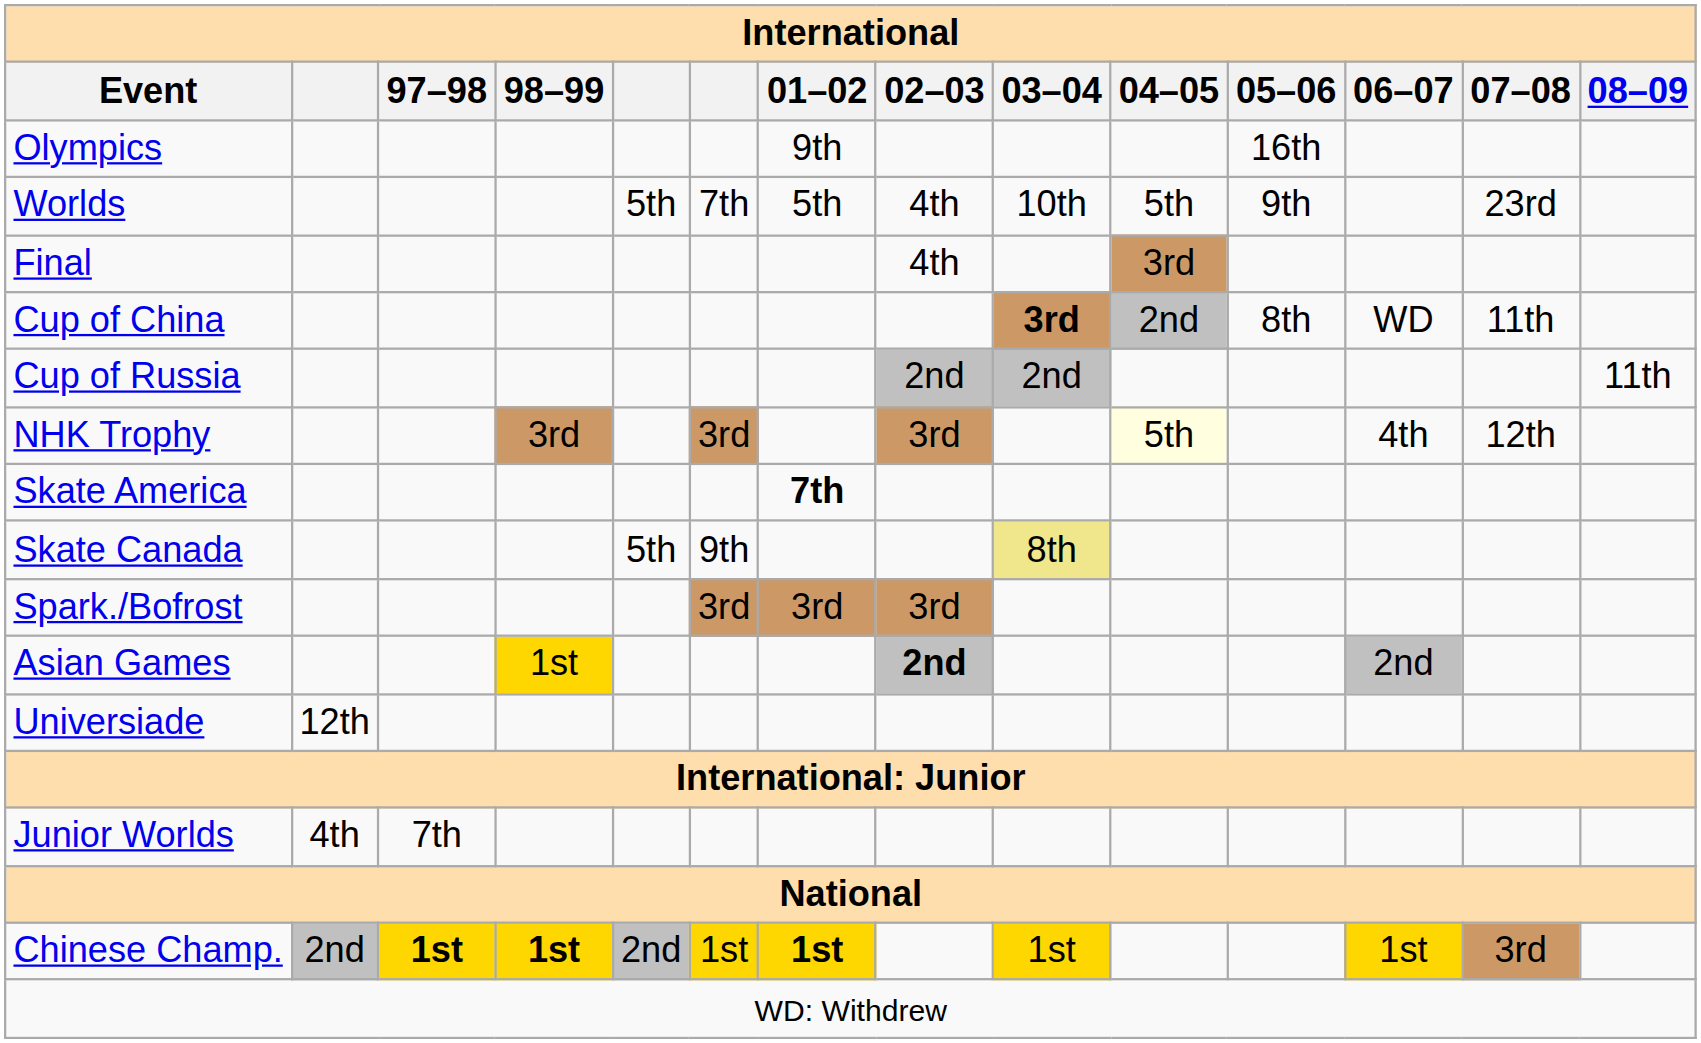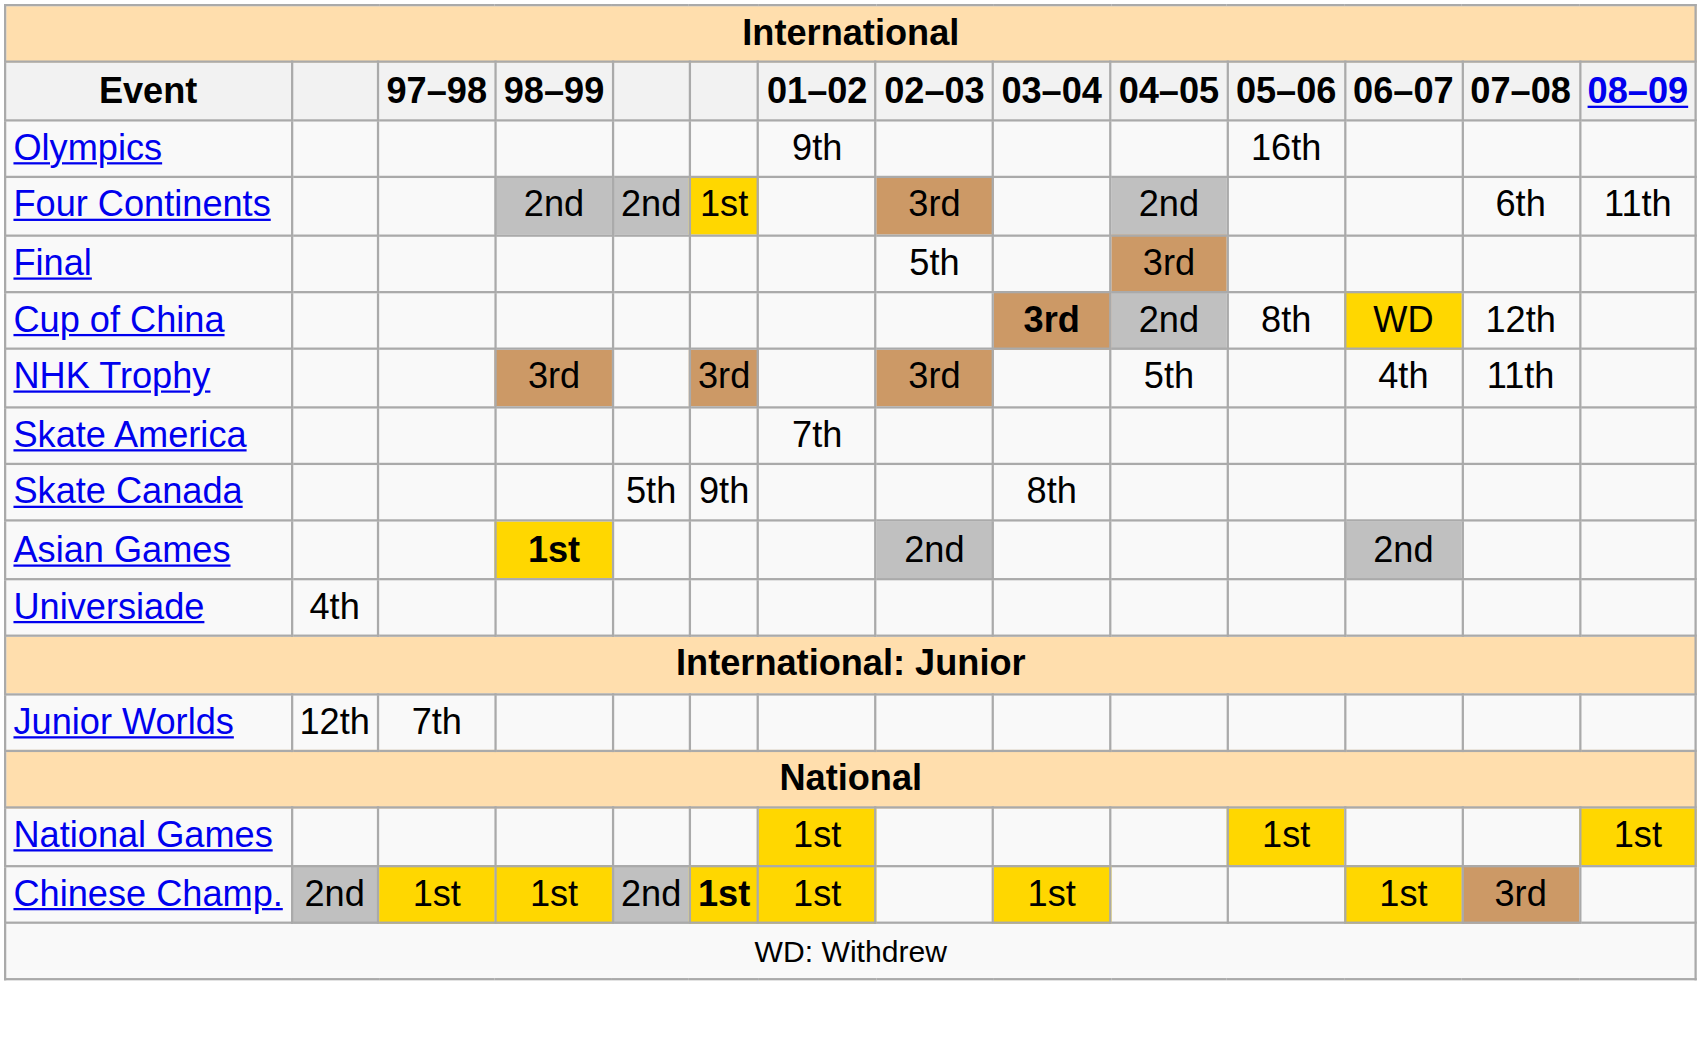- row: (69, 205)
+ row: (142, 205)
(934, 262) 4th -> (934, 262) 5th
(1403, 319) no background -> (1403, 319) gold background
(1521, 319) 11th -> (1521, 319) 12th
- row: (127, 377)
(1169, 434) lightyellow background -> (1169, 377) no background
(1521, 434) 12th -> (1521, 377) 11th
(817, 491) bold -> (817, 434) normal
(1052, 549) khaki background -> (1052, 491) no background
- row: (128, 606)
(554, 663) normal -> (554, 549) bold
(934, 663) bold -> (934, 549) normal
(335, 721) 12th -> (335, 606) 4th
(335, 836) 4th -> (335, 721) 12th
+ row: (143, 836)
(437, 950) bold -> (437, 893) normal
(554, 950) bold -> (554, 893) normal
(724, 950) normal -> (724, 893) bold
(817, 950) bold -> (817, 893) normal
